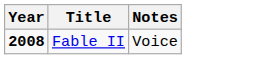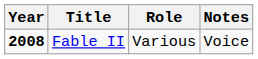+ column: (164, 17)
